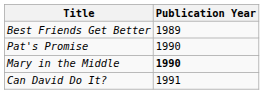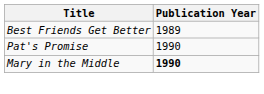- row: (57, 81)
